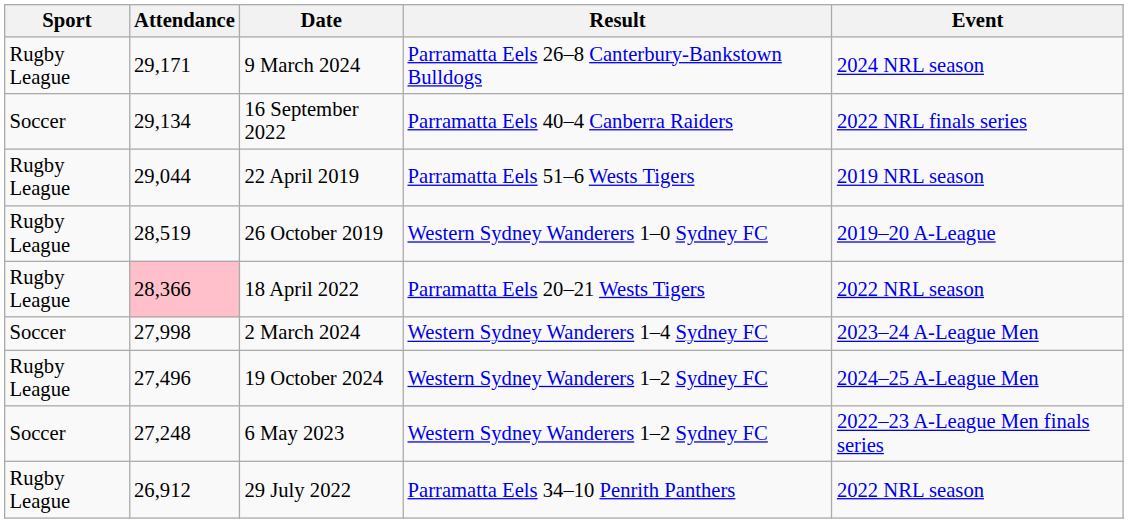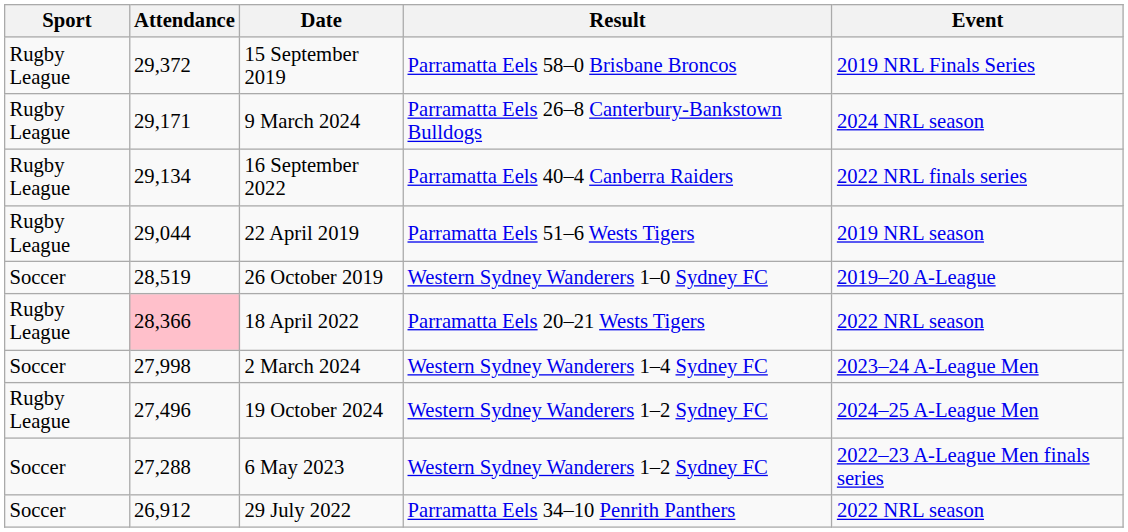+ row: (301, 65)
(37, 121) Soccer -> (40, 177) Rugby League
(40, 233) Rugby League -> (37, 277) Soccer
(162, 433) 27,248 -> (162, 466) 27,288
(40, 489) Rugby League -> (37, 510) Soccer
